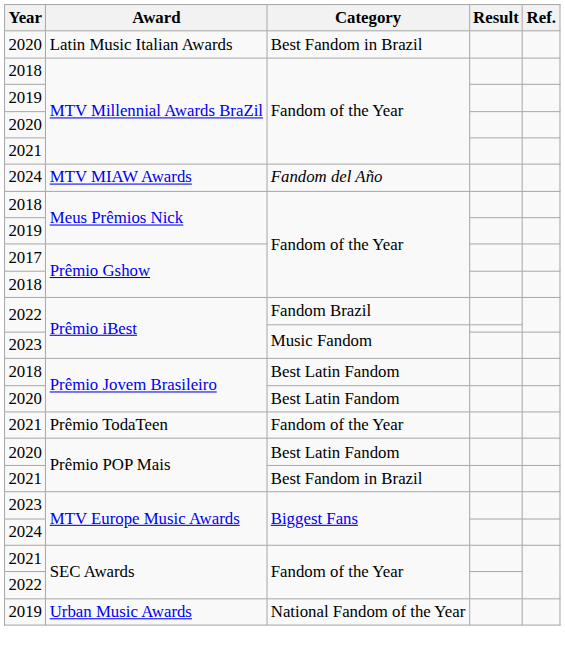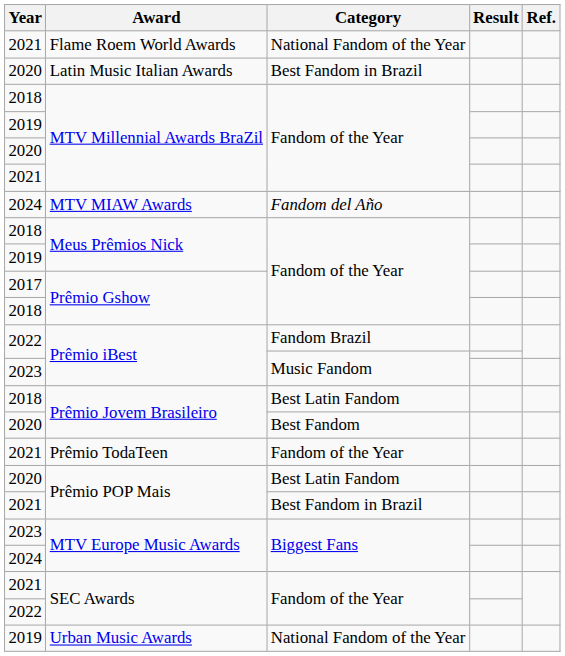+ row: (25, 44)
(335, 398) Best Latin Fandom -> (315, 425) Best Fandom
